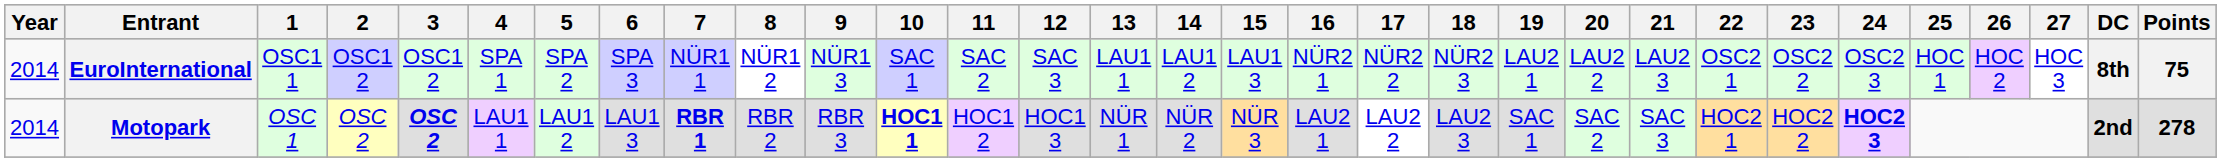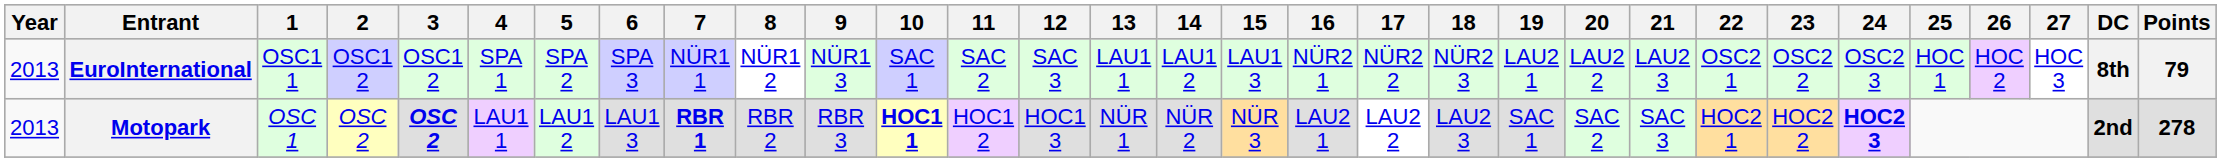(35, 69) 2014 -> (35, 69) 2013
(2177, 69) 75 -> (2177, 69) 79
(35, 128) 2014 -> (35, 128) 2013
